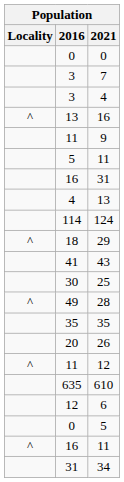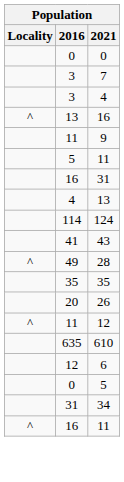- row: (72, 240)
- row: (72, 281)
rows swapped: (72, 466) <-> (72, 446)
